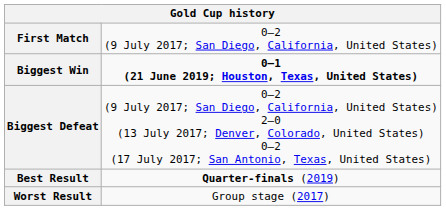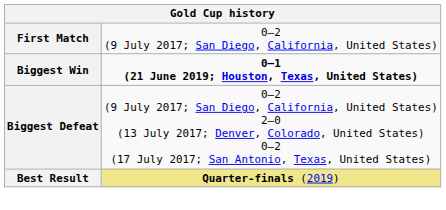(271, 178) no background -> (271, 178) khaki background
- row: (53, 196)
